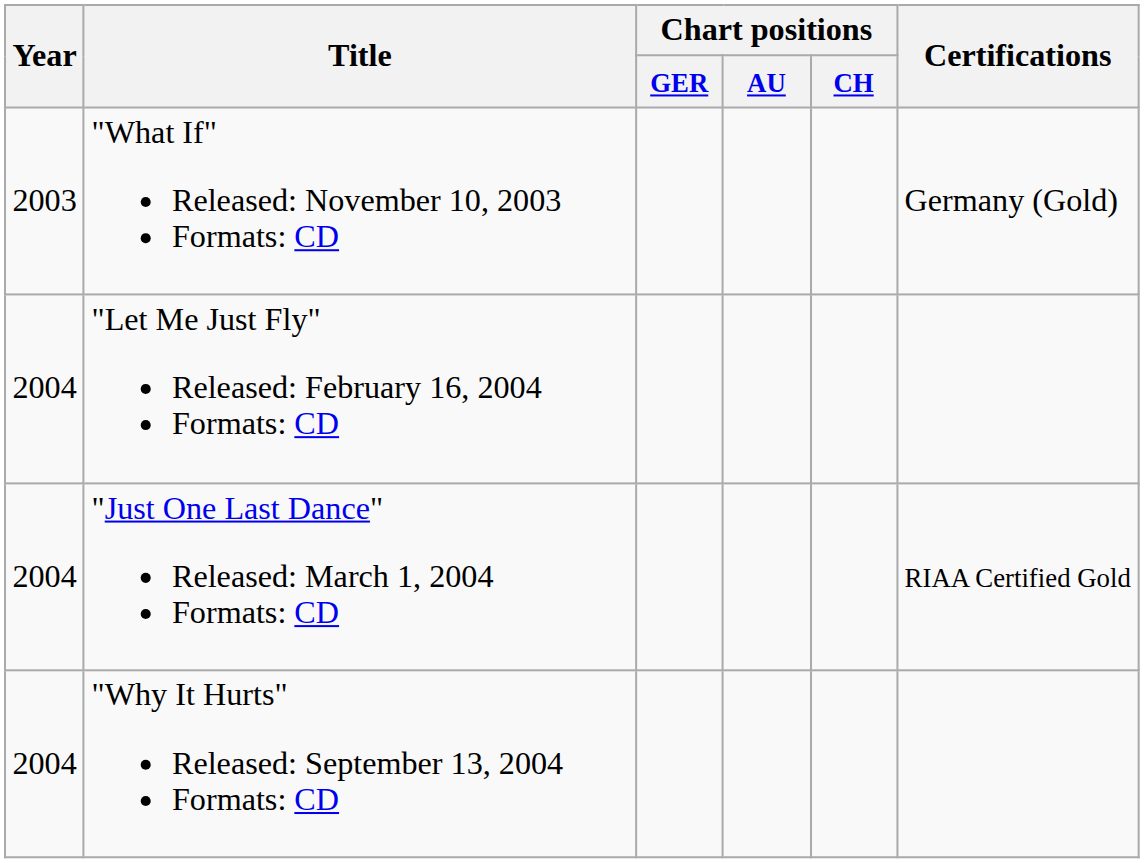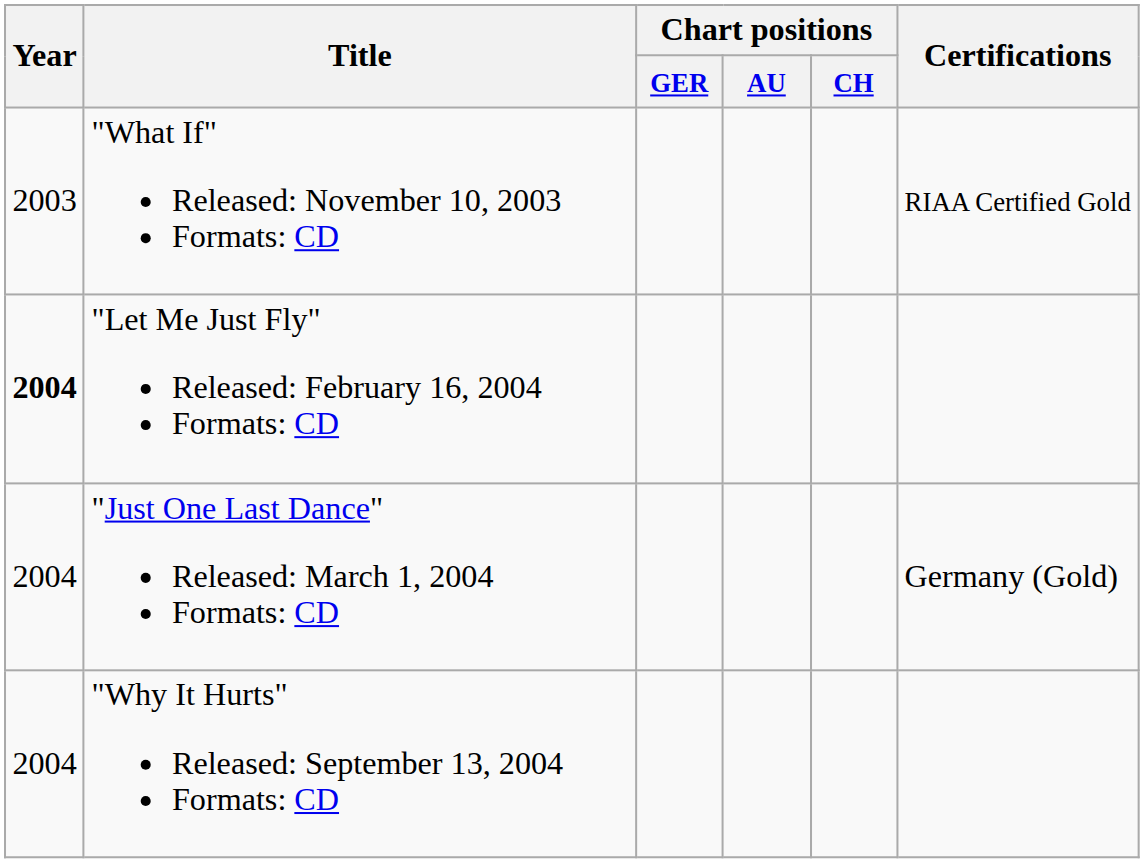(1011, 200) Germany (Gold) -> (1018, 202) RIAA Certified Gold
(45, 388) normal -> (45, 388) bold
(1018, 577) RIAA Certified Gold -> (1011, 575) Germany (Gold)
